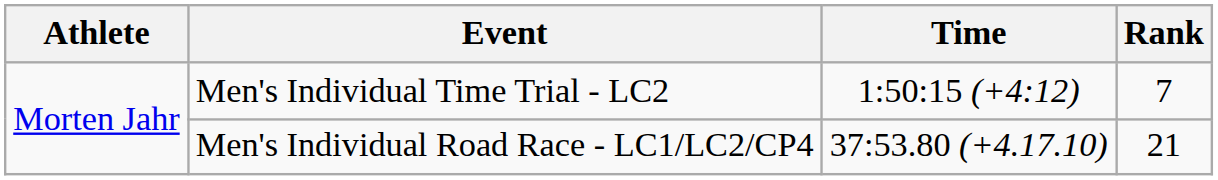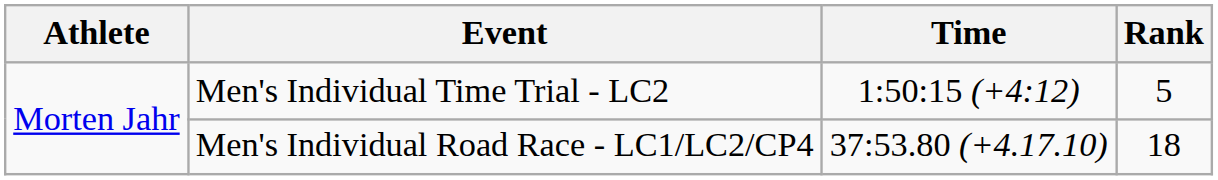(1164, 89) 7 -> (1164, 89) 5
(1164, 146) 21 -> (1164, 146) 18
